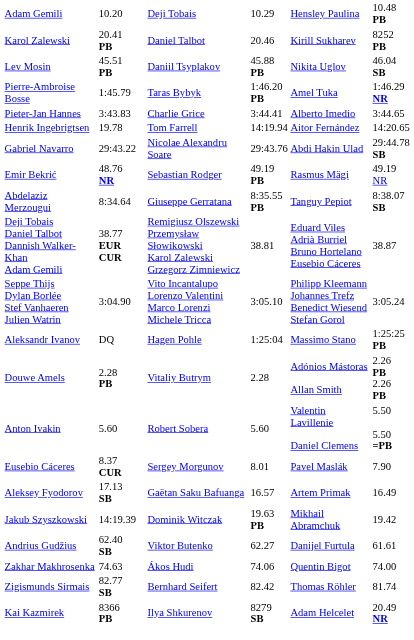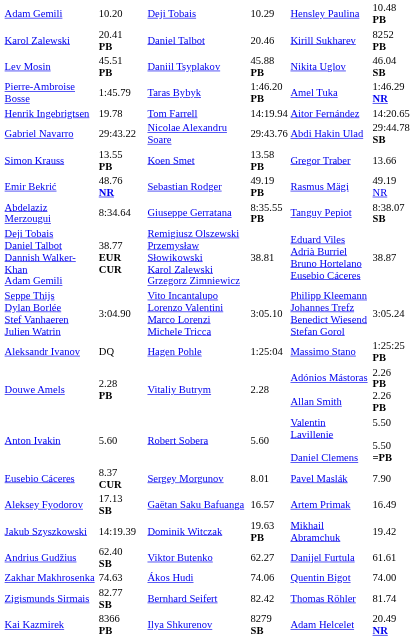- row: (43, 113)
+ row: (34, 160)
